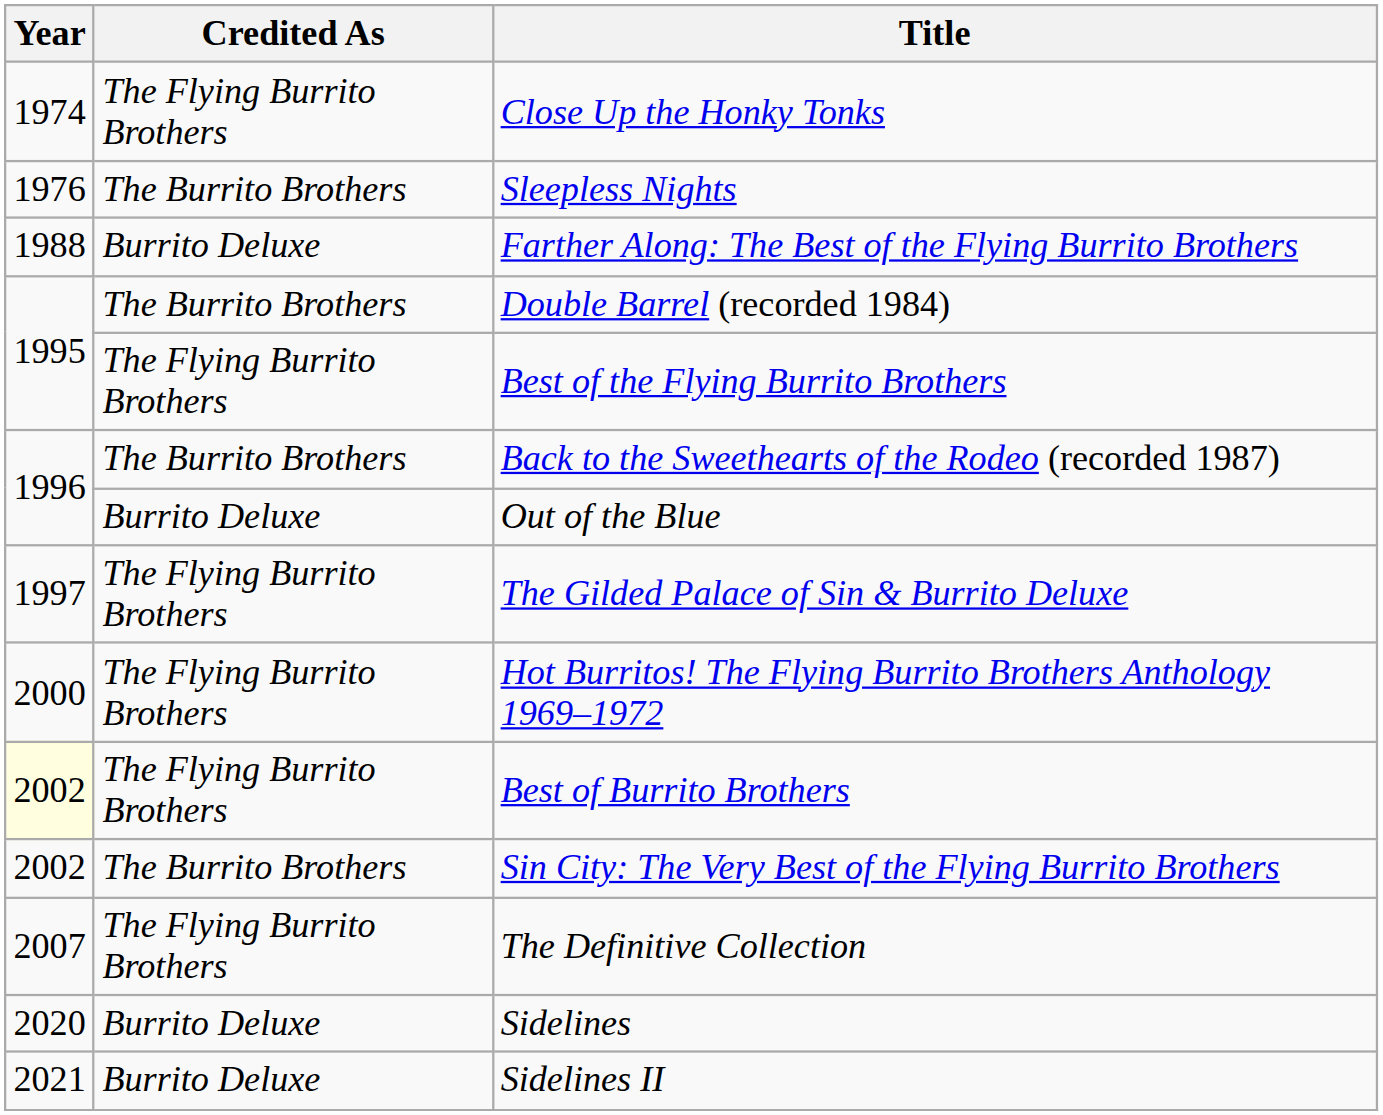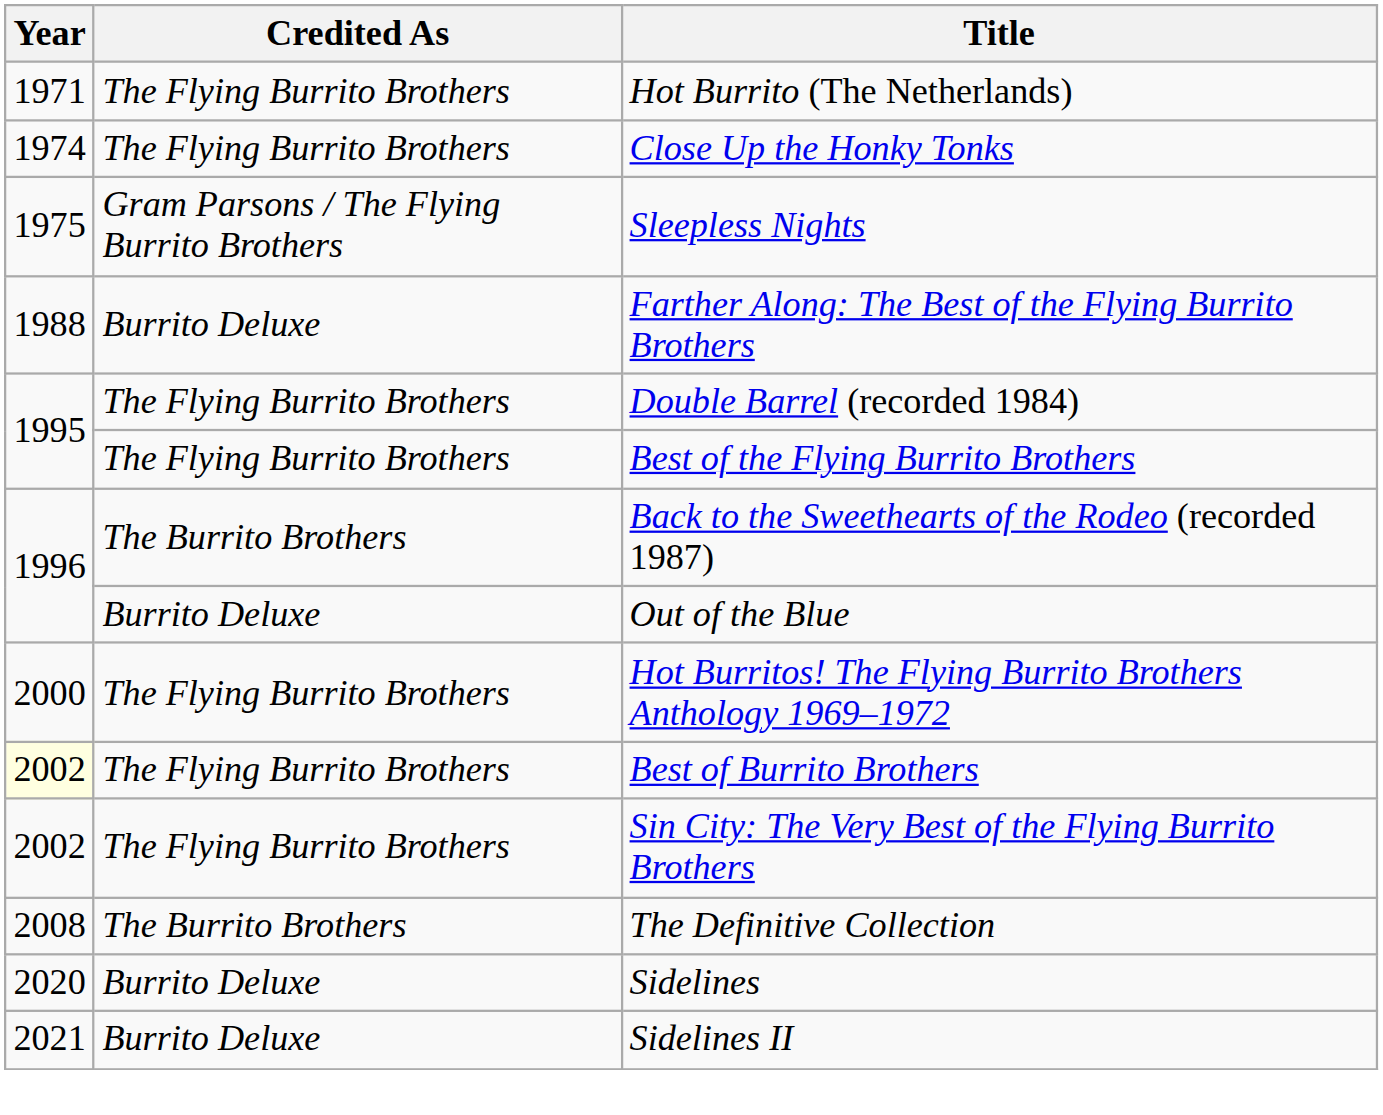+ row: (851, 90)
(50, 188) 1976 -> (50, 225) 1975
(254, 188) The Burrito Brothers -> (301, 225) Gram Parsons / The Flying Burrito Brothers
(254, 303) The Burrito Brothers -> (306, 401) The Flying Burrito Brothers
- row: (814, 593)
(254, 867) The Burrito Brothers -> (306, 847) The Flying Burrito Brothers
(50, 945) 2007 -> (50, 924) 2008
(239, 945) The Flying Burrito Brothers -> (254, 924) The Burrito Brothers
